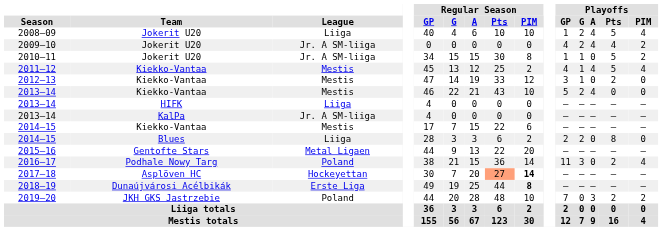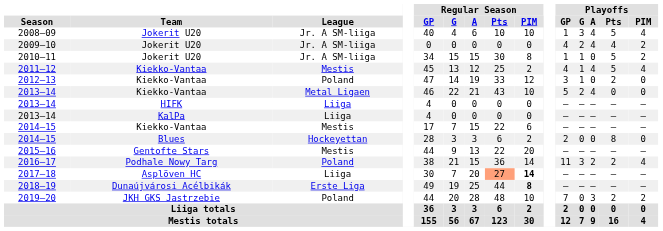(338, 33) Liiga -> (338, 33) Jr. A SM-liiga
(582, 33) 2 -> (582, 33) 3
(338, 80) Mestis -> (338, 80) Poland
(338, 92) Mestis -> (338, 92) Metal Ligaen
(338, 115) Jr. A SM-liiga -> (338, 115) Liiga
(338, 139) Liiga -> (338, 139) Hockeyettan
(582, 139) 2 -> (582, 139) 0
(338, 151) Metal Ligaen -> (338, 151) Mestis
(593, 162) 0 -> (593, 162) 2
(338, 174) Hockeyettan -> (338, 174) Liiga
